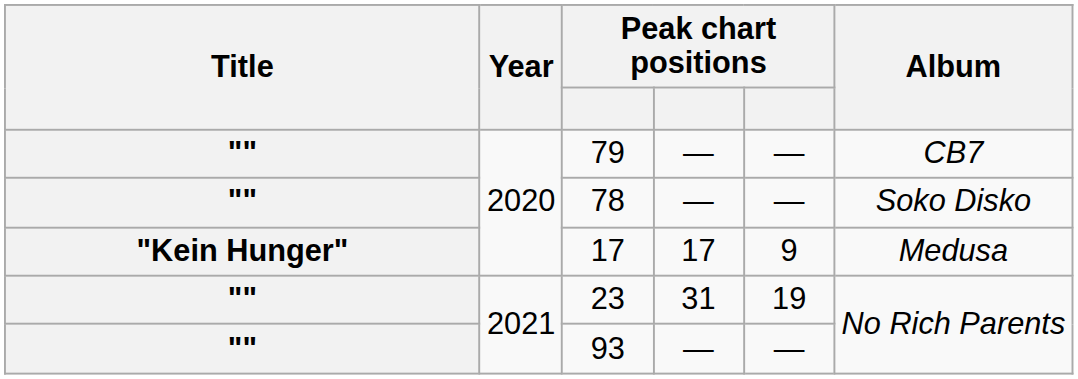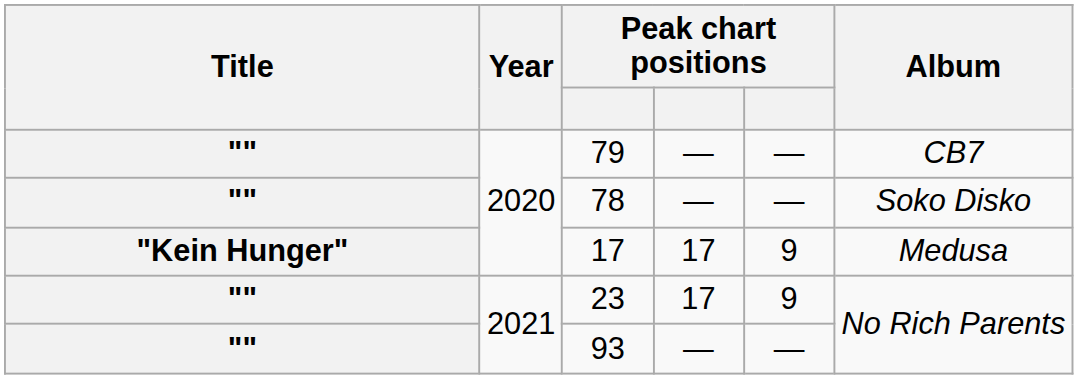(698, 299) 31 -> (698, 299) 17
(789, 299) 19 -> (789, 299) 9
